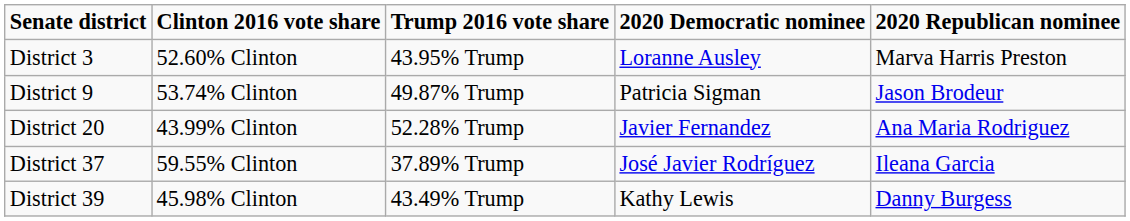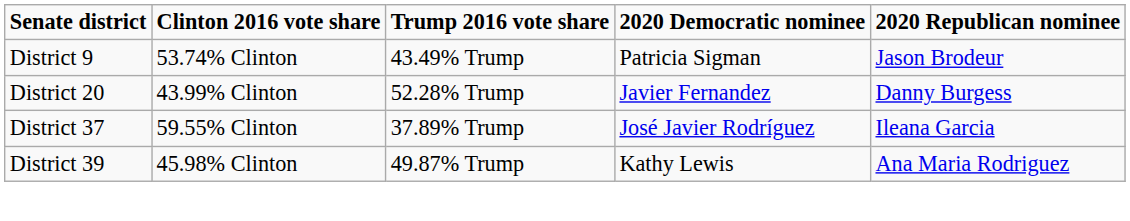- row: (52, 57)
(457, 92) 49.87% Trump -> (457, 57) 43.49% Trump
(972, 127) Ana Maria Rodriguez -> (944, 92) Danny Burgess
(457, 198) 43.49% Trump -> (457, 163) 49.87% Trump
(944, 198) Danny Burgess -> (972, 163) Ana Maria Rodriguez
